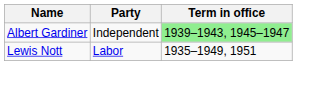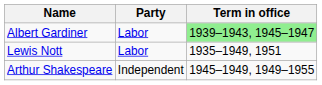(126, 32) Independent -> (133, 32) Labor
+ row: (60, 70)
